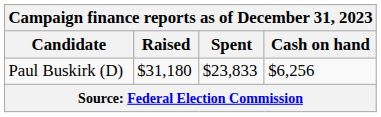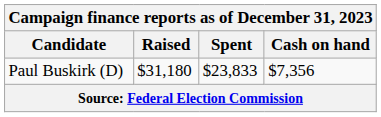(291, 71) $6,256 -> (291, 71) $7,356
